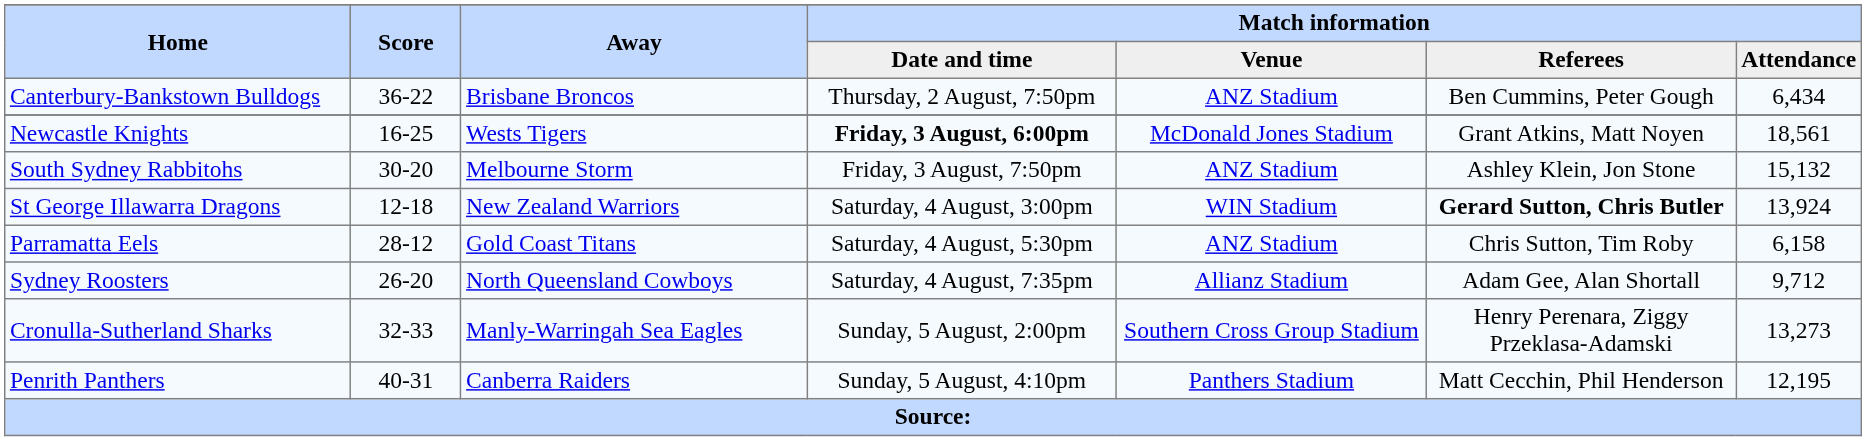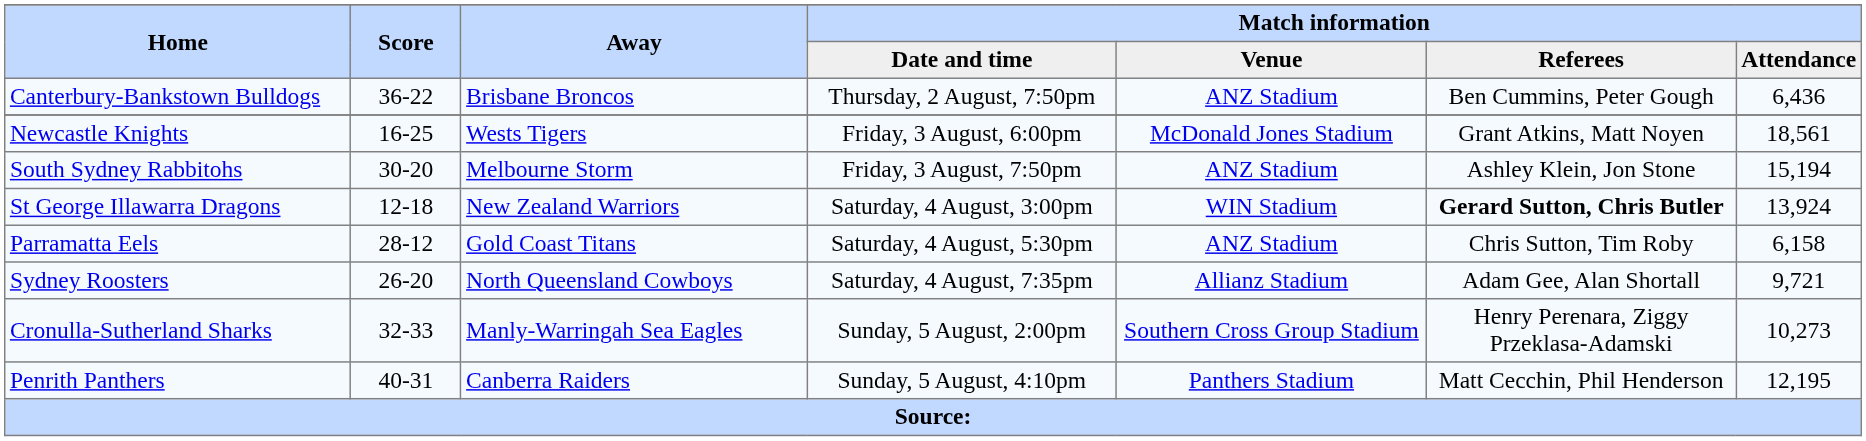(1799, 96) 6,434 -> (1799, 96) 6,436
(962, 133) bold -> (962, 133) normal
(1799, 169) 15,132 -> (1799, 169) 15,194
(1799, 280) 9,712 -> (1799, 280) 9,721
(1799, 330) 13,273 -> (1799, 330) 10,273
